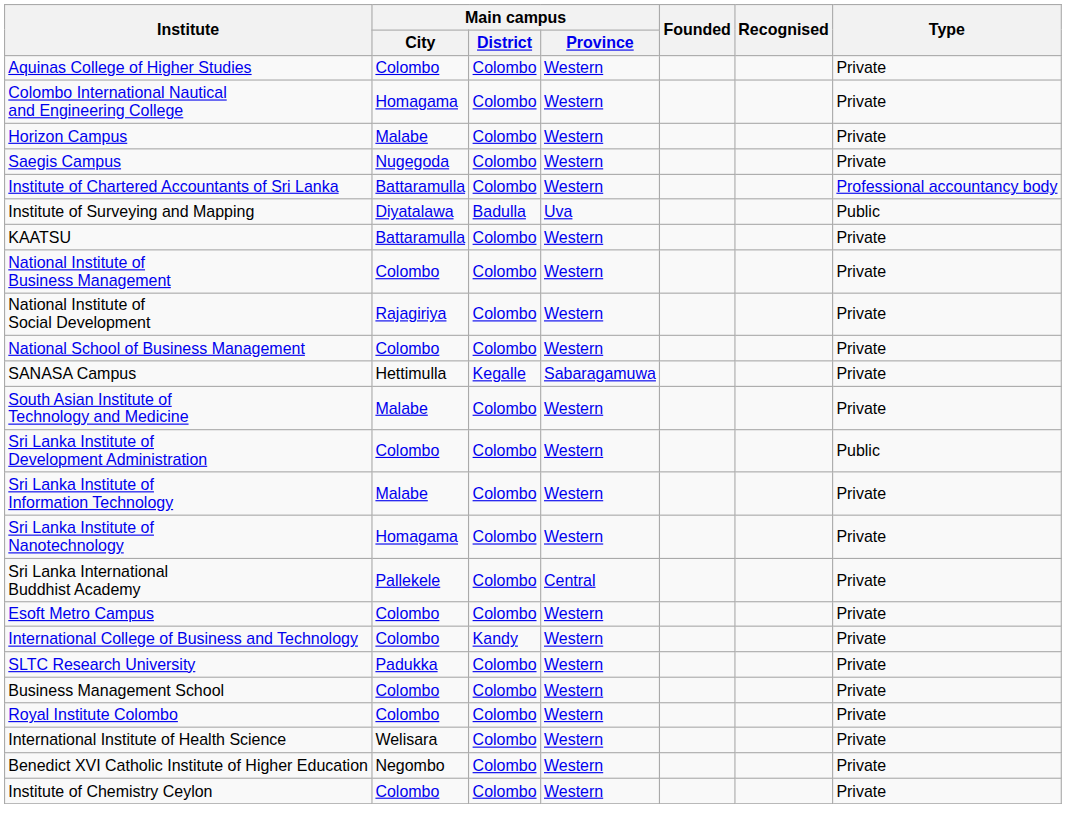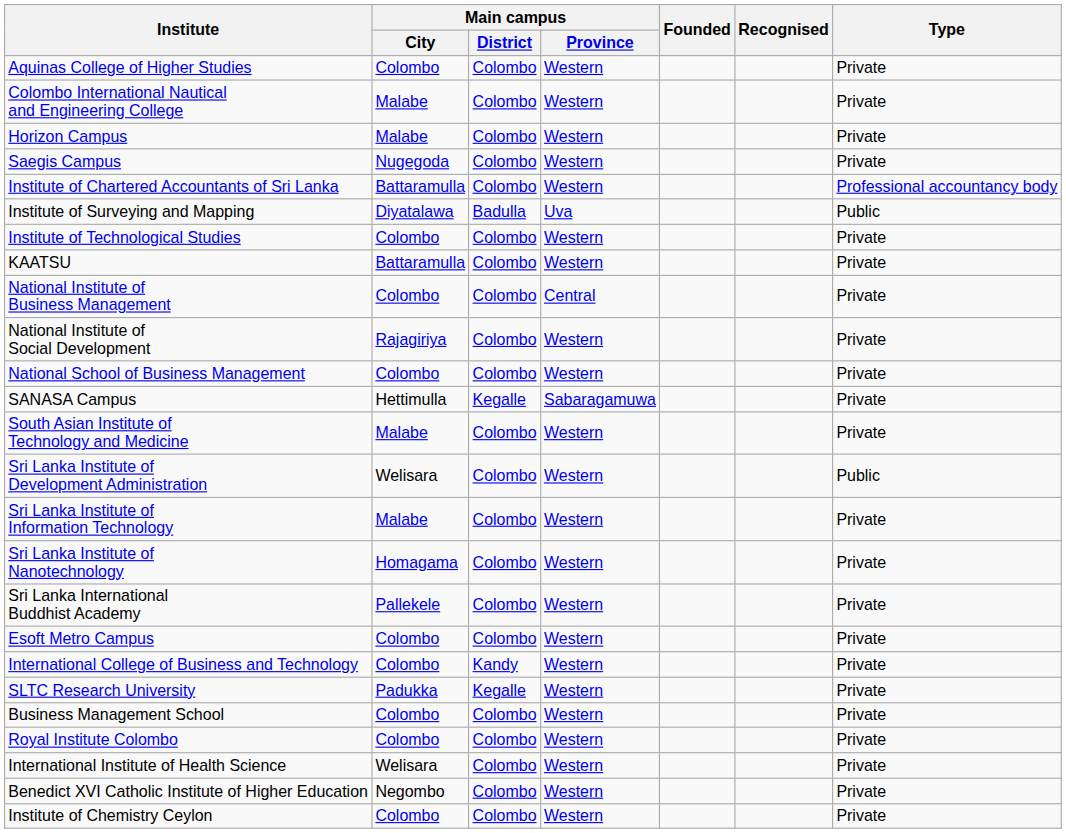(417, 102) Homagama -> (402, 102) Malabe
+ row: (124, 237)
(574, 271) Western -> (570, 297) Central
(407, 451) Colombo -> (406, 476) Welisara
(570, 580) Central -> (574, 605) Western
(505, 665) Colombo -> (499, 690) Kegalle
